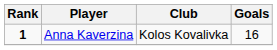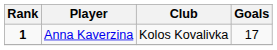(252, 34) 16 -> (252, 34) 17
